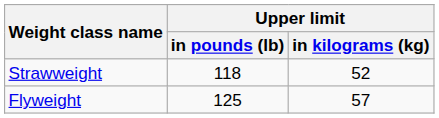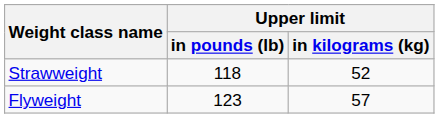(227, 100) 125 -> (227, 100) 123
